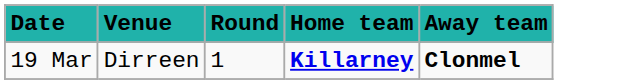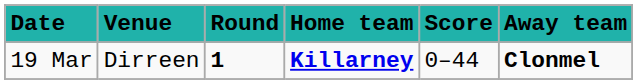+ column: (459, 24)
(217, 61) normal -> (217, 61) bold
